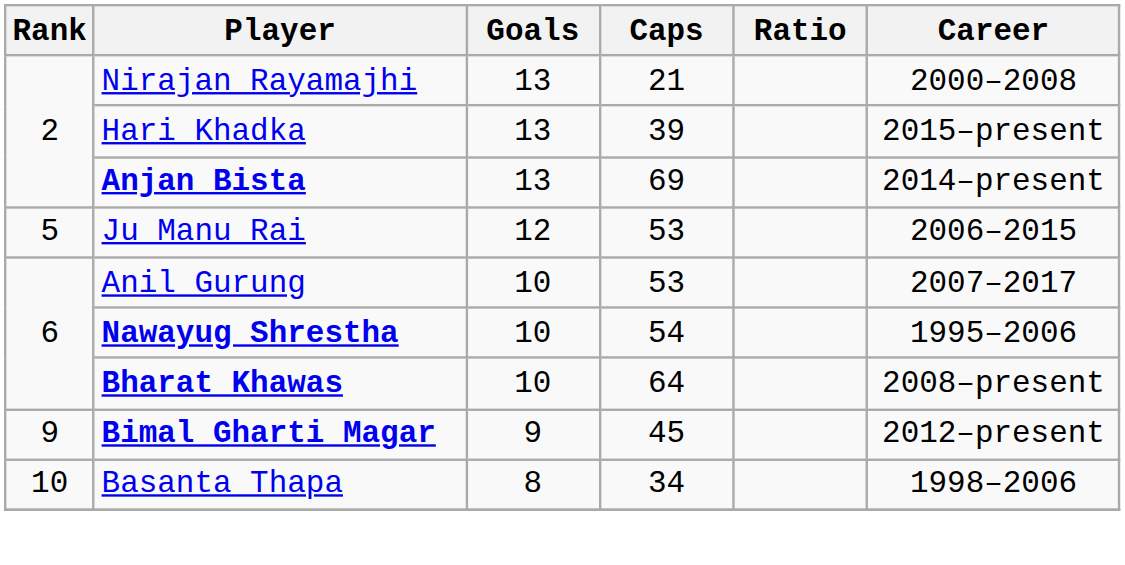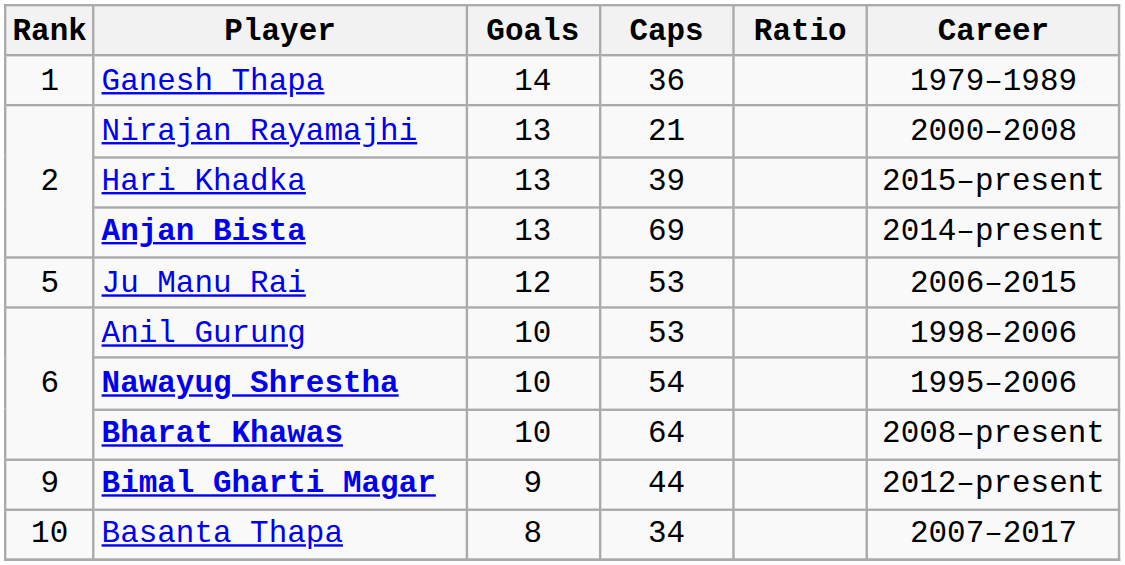+ row: (213, 81)
(993, 283) 2007–2017 -> (993, 333) 1998–2006
(667, 434) 45 -> (667, 484) 44
(993, 484) 1998–2006 -> (993, 535) 2007–2017
